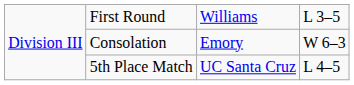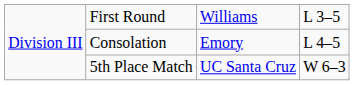(324, 42) W 6–3 -> (322, 42) L 4–5
(322, 67) L 4–5 -> (324, 67) W 6–3
